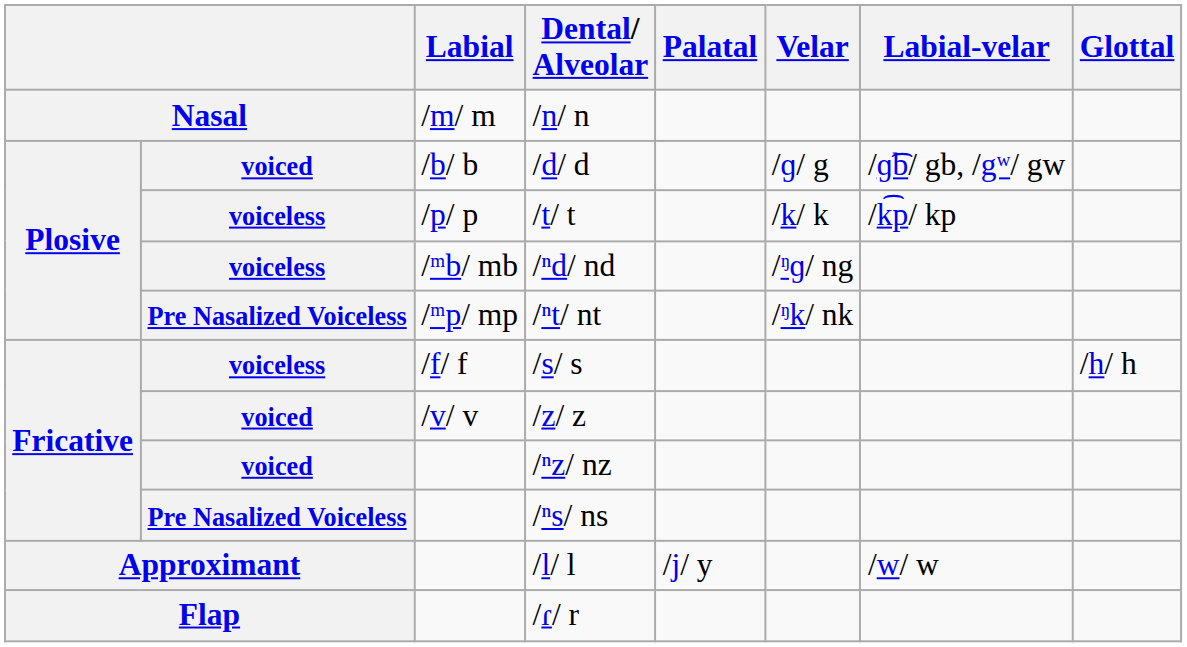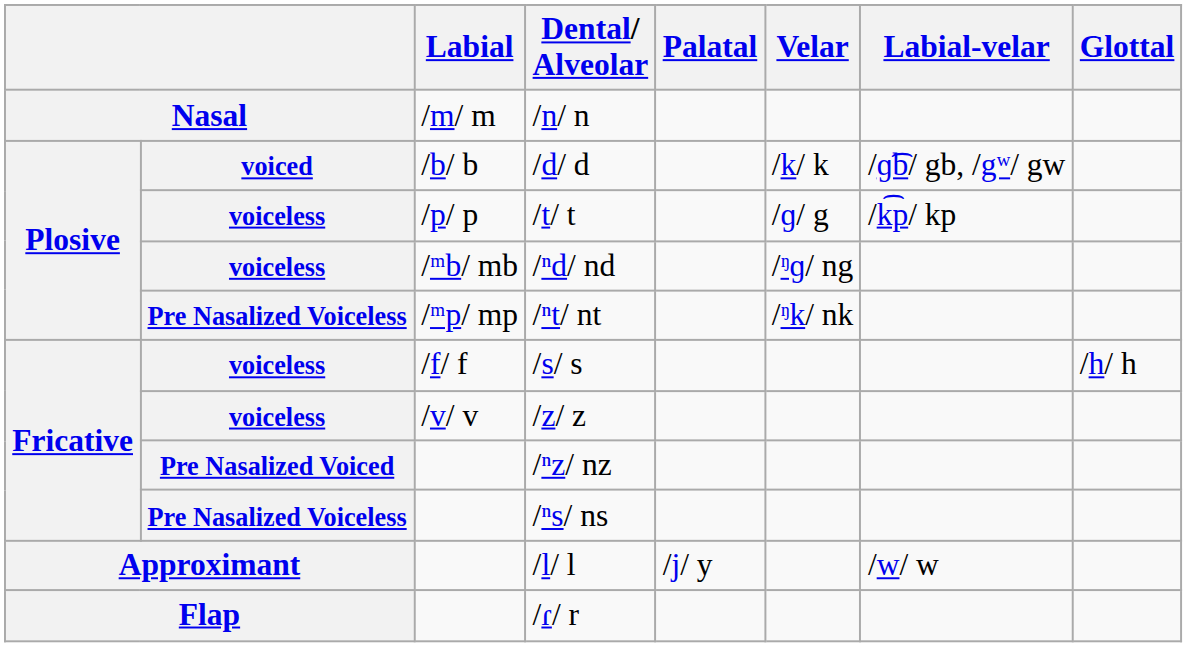(800, 164) /ɡ/ g -> (800, 164) /k/ k
(800, 214) /k/ k -> (800, 214) /ɡ/ g
(277, 416) voiced -> (277, 416) voiceless
(277, 466) voiced -> (277, 464) Pre Nasalized Voiced
